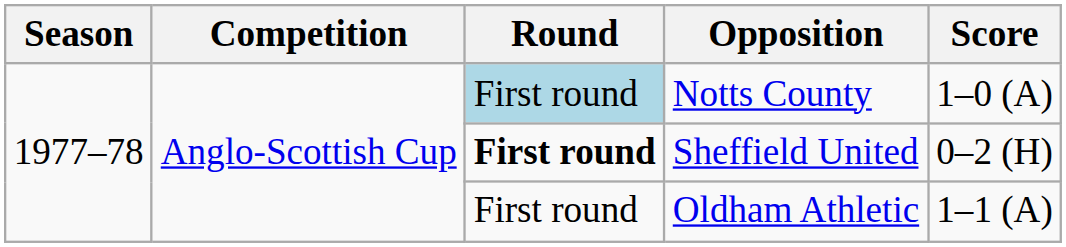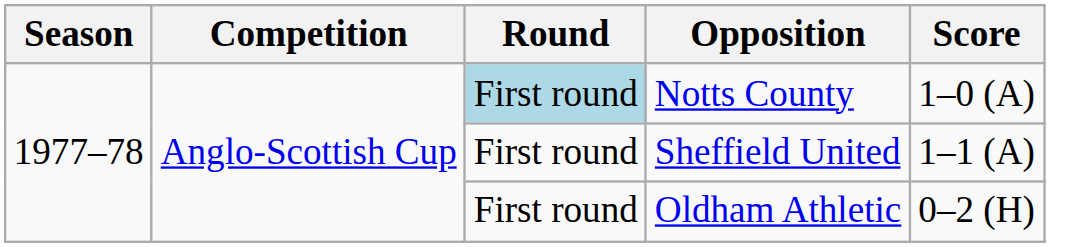(565, 151) bold -> (556, 151) normal
(995, 151) 0–2 (H) -> (977, 151) 1–1 (A)
(995, 210) 1–1 (A) -> (977, 210) 0–2 (H)
